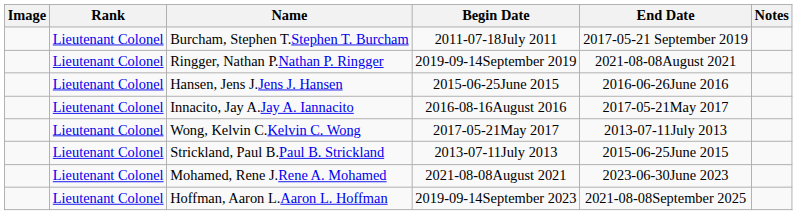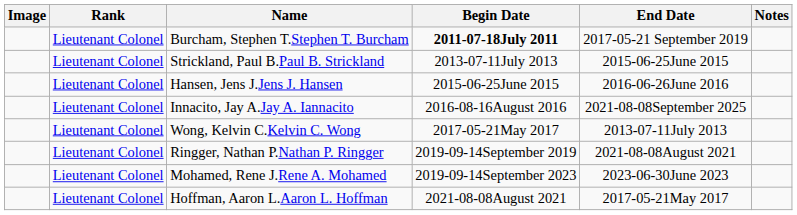(496, 38) normal -> (496, 38) bold
rows swapped: (277, 152) <-> (277, 61)
(666, 107) 2017-05-21May 2017 -> (666, 107) 2021-08-08September 2025
(496, 175) 2021-08-08August 2021 -> (496, 175) 2019-09-14September 2023
(496, 198) 2019-09-14September 2023 -> (496, 198) 2021-08-08August 2021
(666, 198) 2021-08-08September 2025 -> (666, 198) 2017-05-21May 2017
